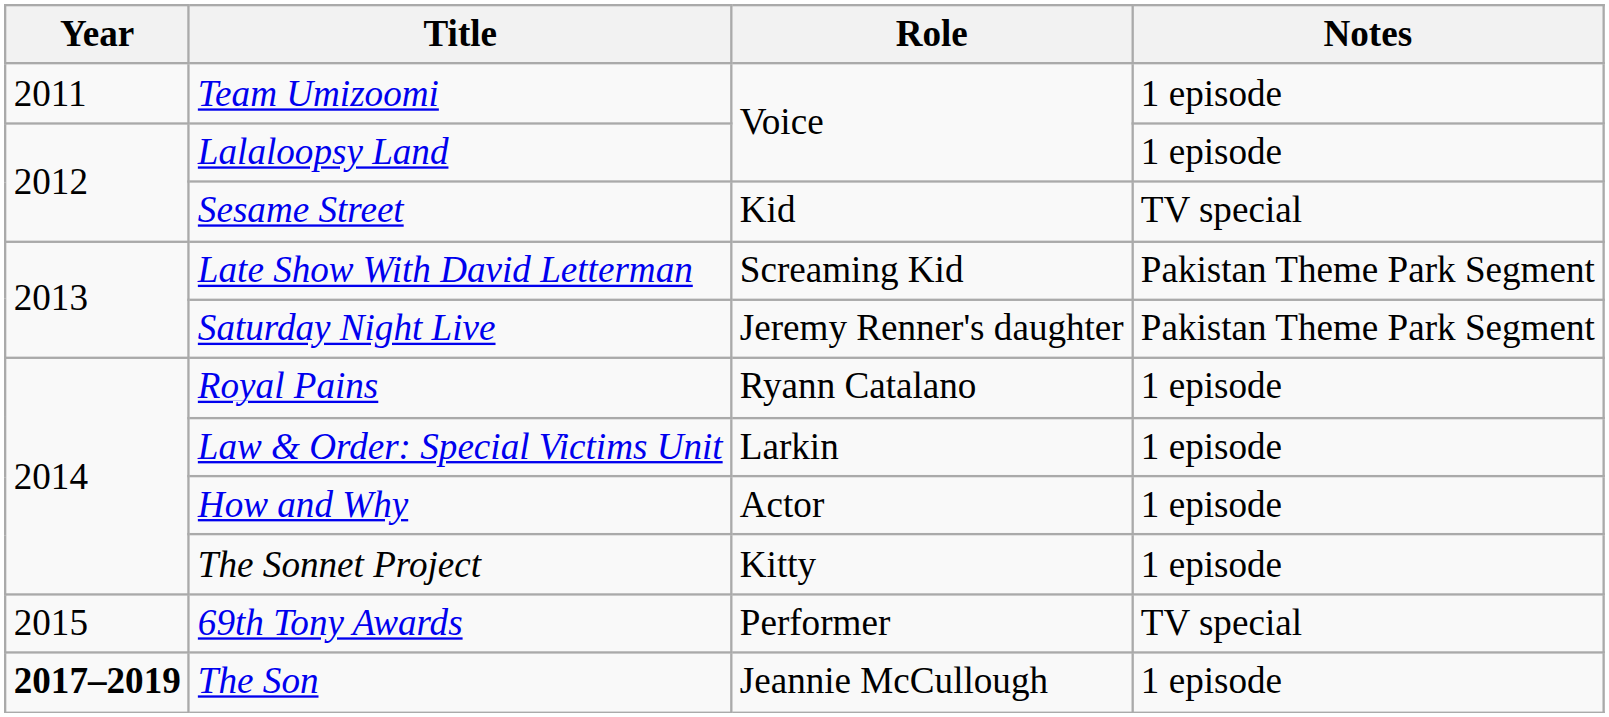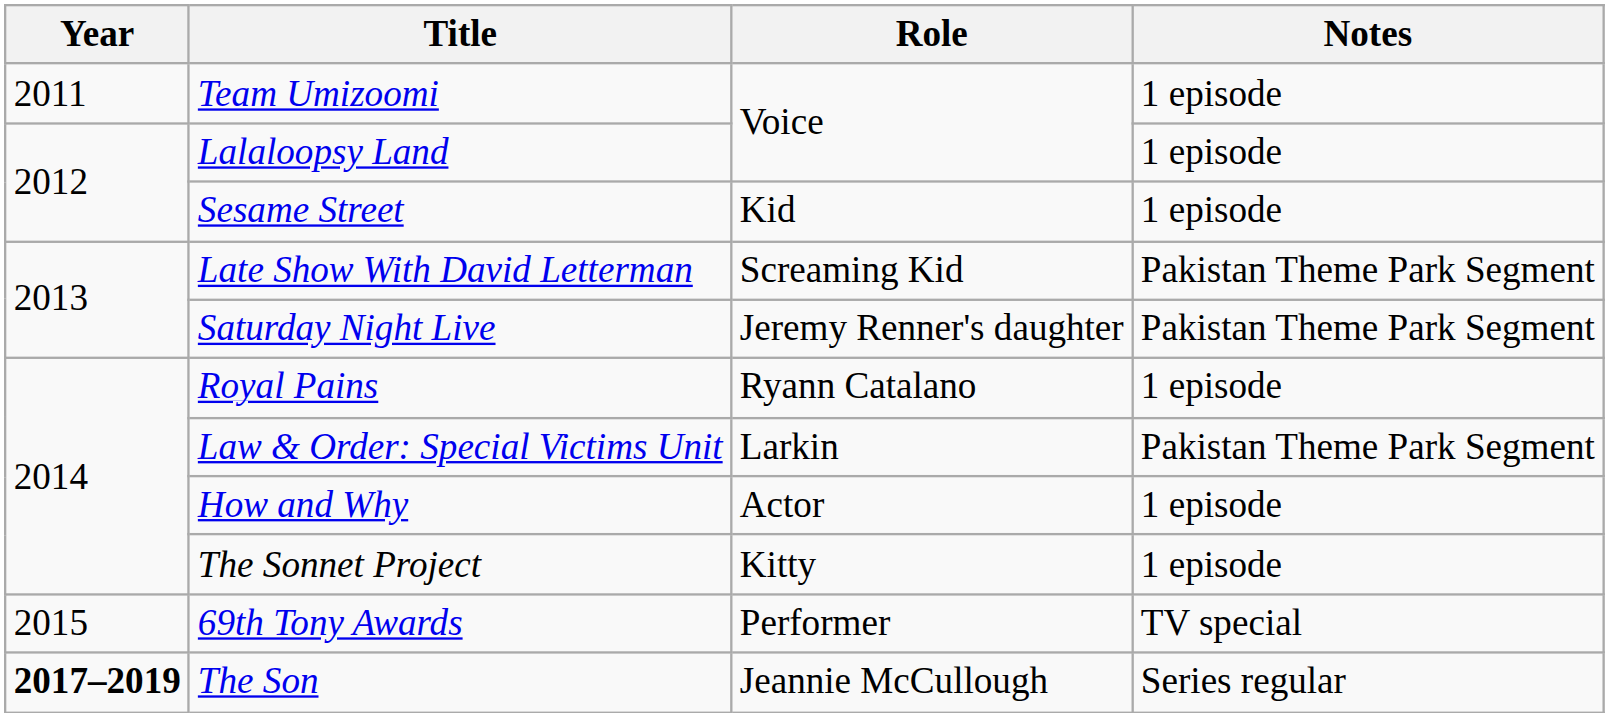(1221, 210) TV special -> (1211, 210) 1 episode
(1211, 446) 1 episode -> (1368, 446) Pakistan Theme Park Segment
(1211, 681) 1 episode -> (1243, 681) Series regular
